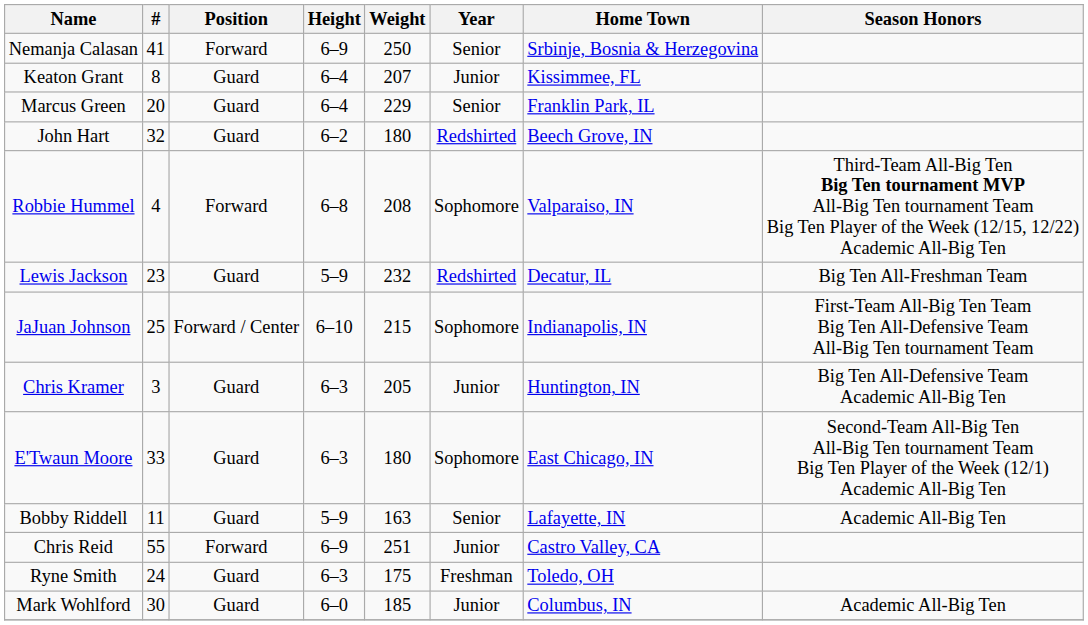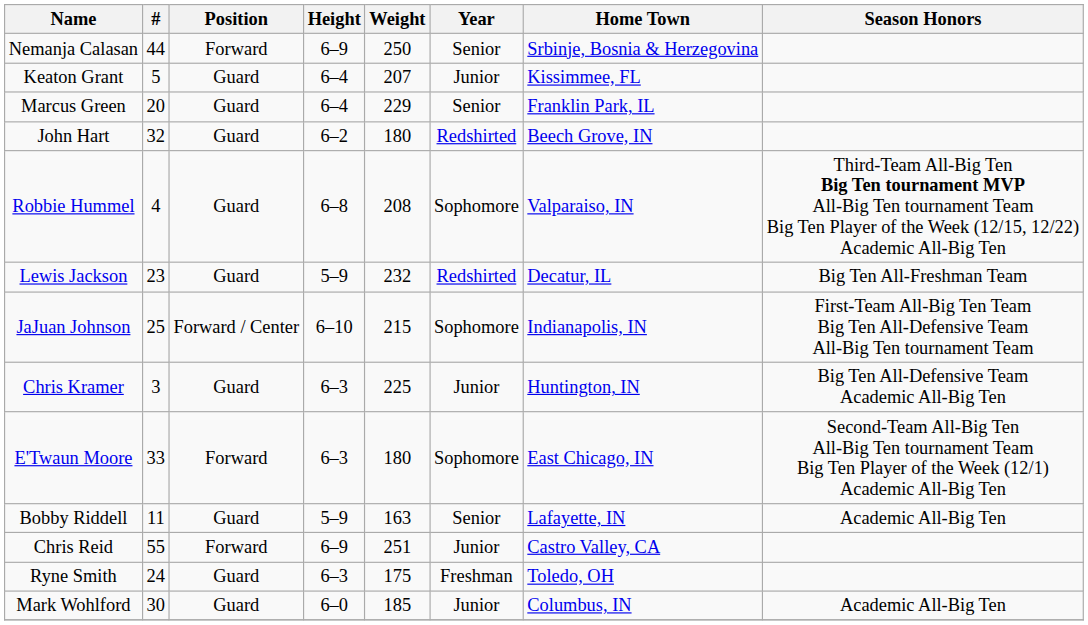(156, 48) 41 -> (156, 48) 44
(156, 77) 8 -> (156, 77) 5
(236, 206) Forward -> (236, 206) Guard
(397, 387) 205 -> (397, 387) 225
(236, 457) Guard -> (236, 457) Forward
